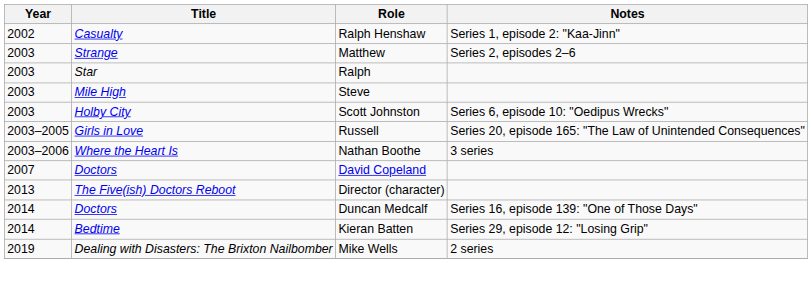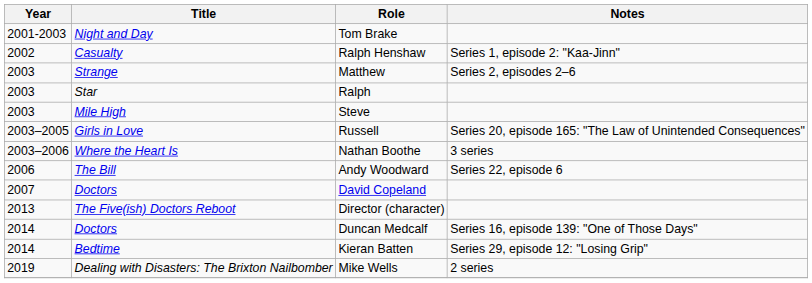+ row: (368, 33)
- row: (379, 111)
+ row: (383, 170)
